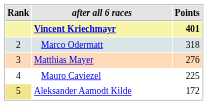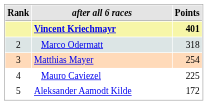(193, 60) 276 -> (193, 60) 254
(18, 91) khaki background -> (18, 91) no background
